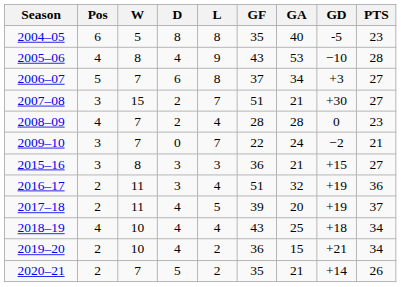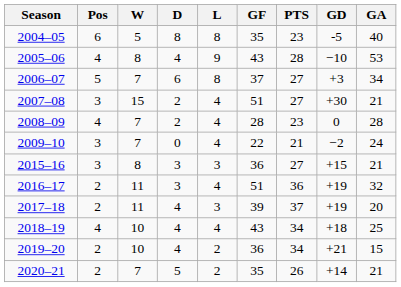columns swapped: (297, 15) <-> (376, 15)
(217, 100) 7 -> (217, 100) 4
(217, 143) 7 -> (217, 143) 4
(217, 206) 5 -> (217, 206) 3
